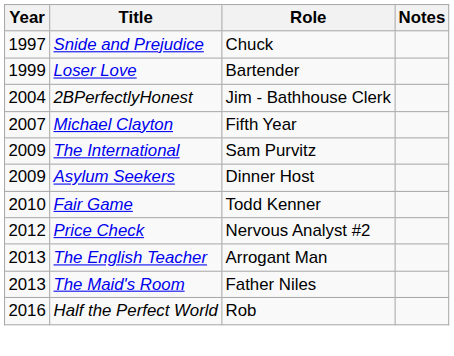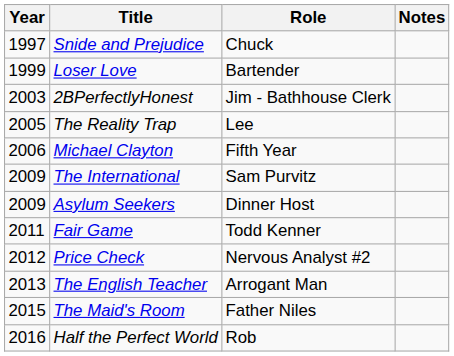(27, 97) 2004 -> (27, 97) 2003
+ row: (115, 124)
(27, 124) 2007 -> (27, 151) 2006
(27, 204) 2010 -> (26, 230) 2011
(27, 284) 2013 -> (27, 310) 2015
